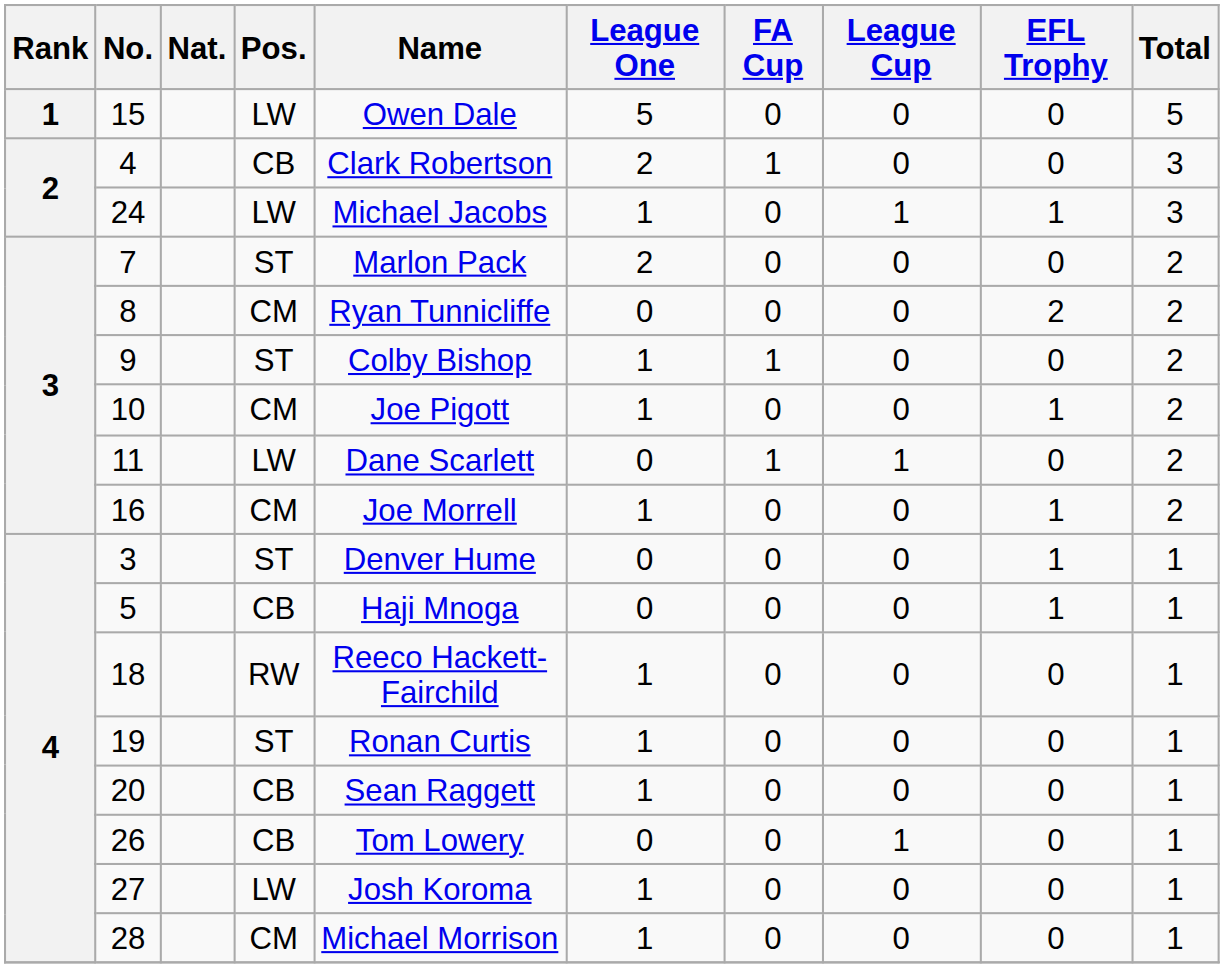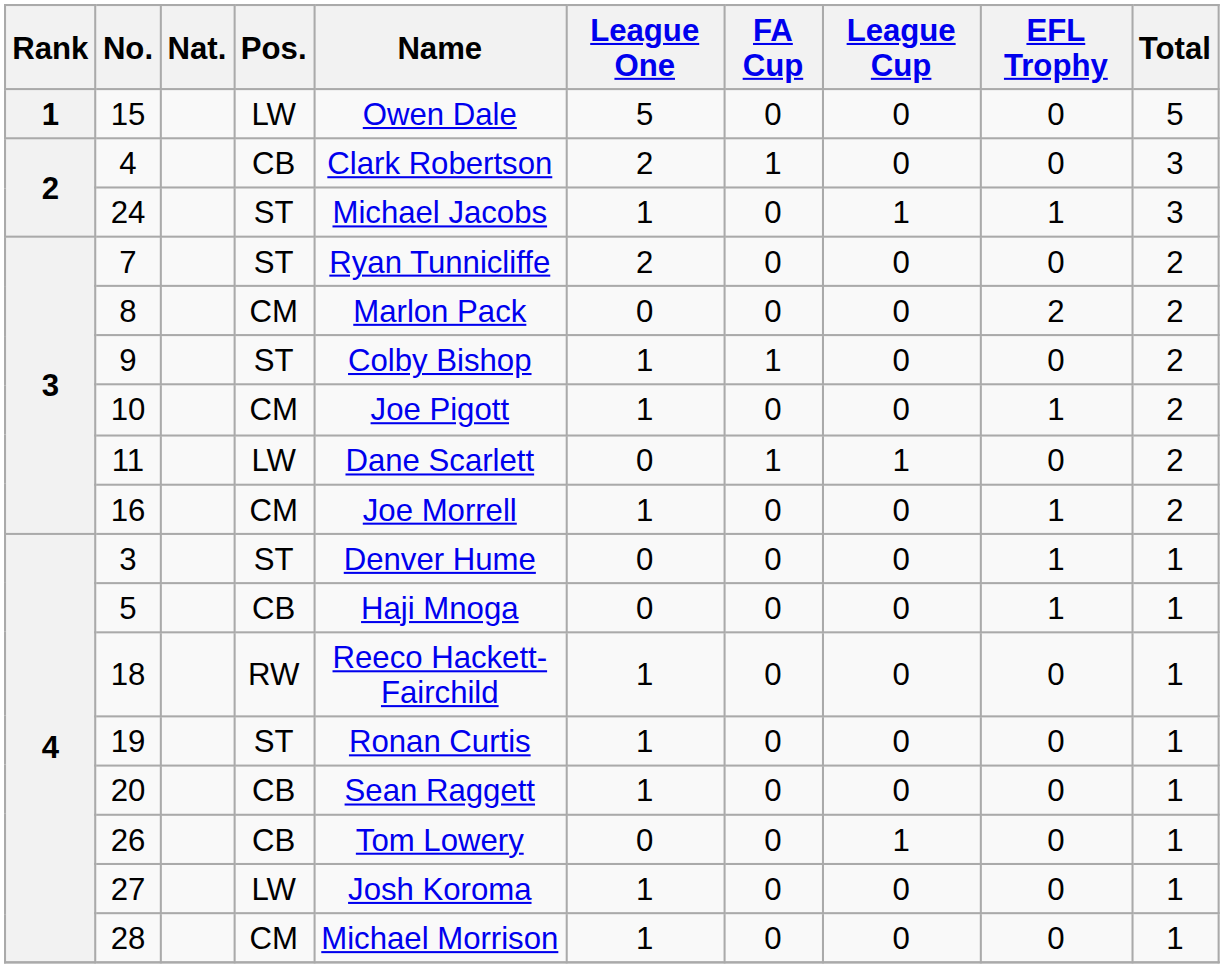(274, 213) LW -> (274, 213) ST
(440, 262) Marlon Pack -> (440, 262) Ryan Tunnicliffe
(440, 311) Ryan Tunnicliffe -> (440, 311) Marlon Pack
